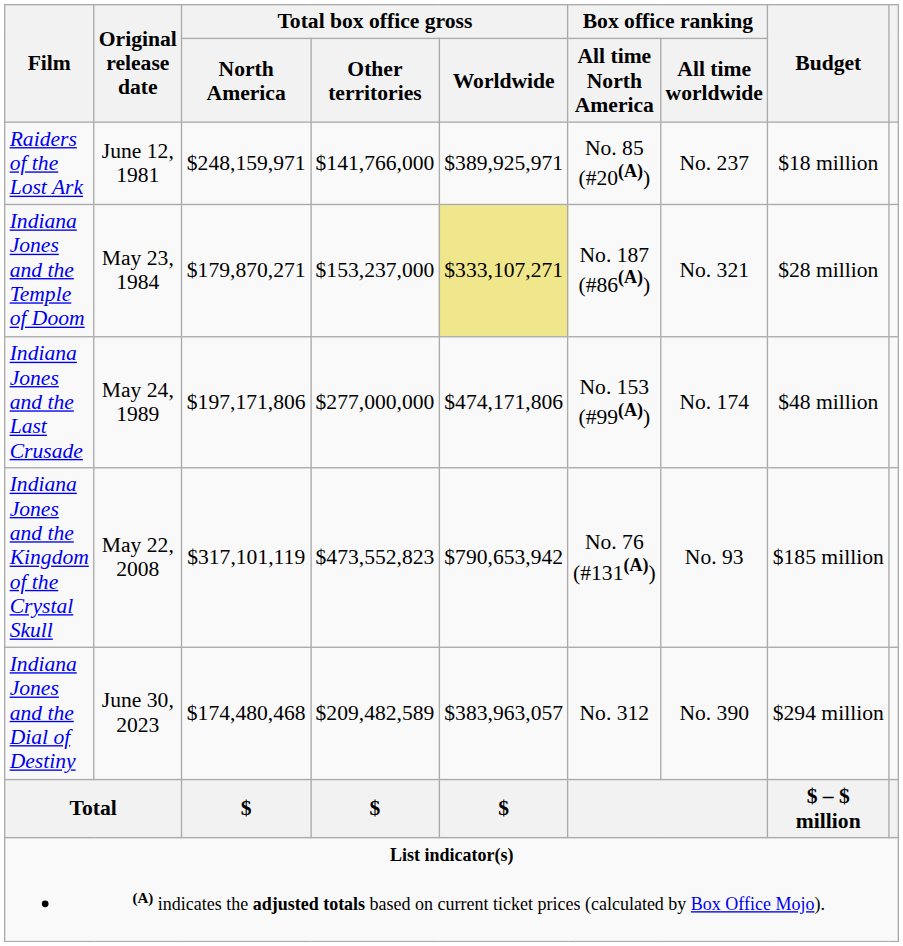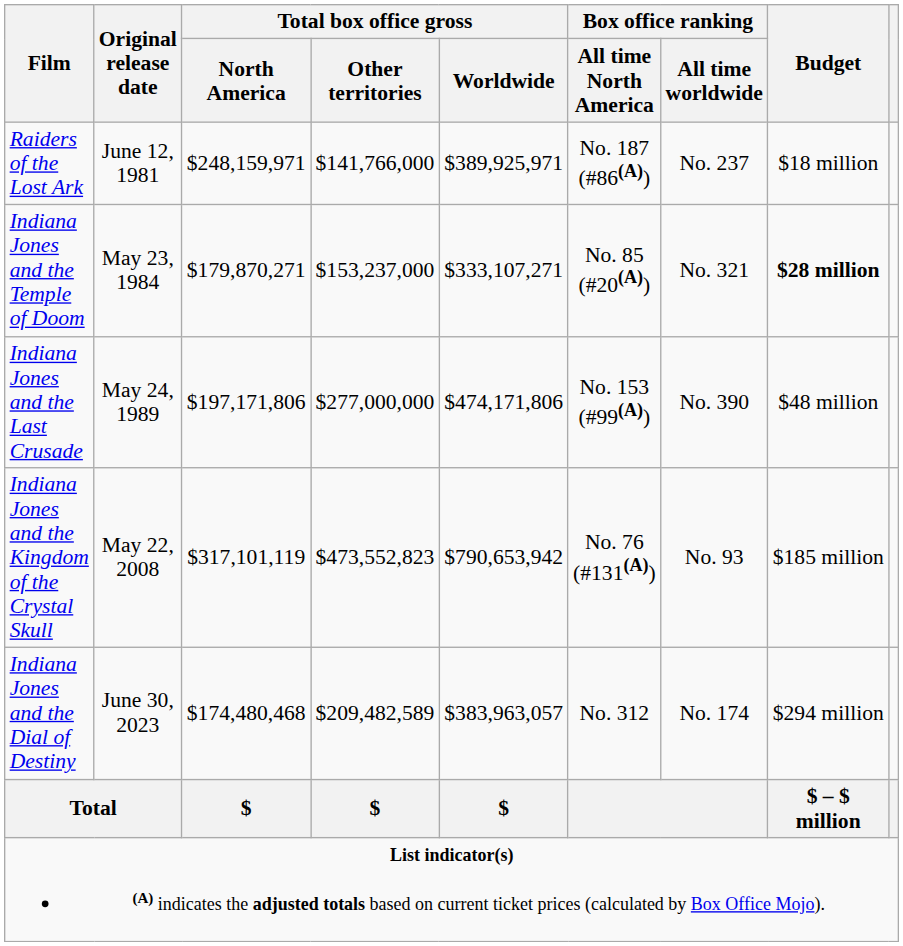(614, 163) No. 85 (#20(A)) -> (614, 163) No. 187 (#86(A))
(504, 270) khaki background -> (504, 270) no background
(614, 270) No. 187 (#86(A)) -> (614, 270) No. 85 (#20(A))
(828, 270) normal -> (828, 270) bold
(714, 401) No. 174 -> (714, 401) No. 390
(714, 713) No. 390 -> (714, 713) No. 174
